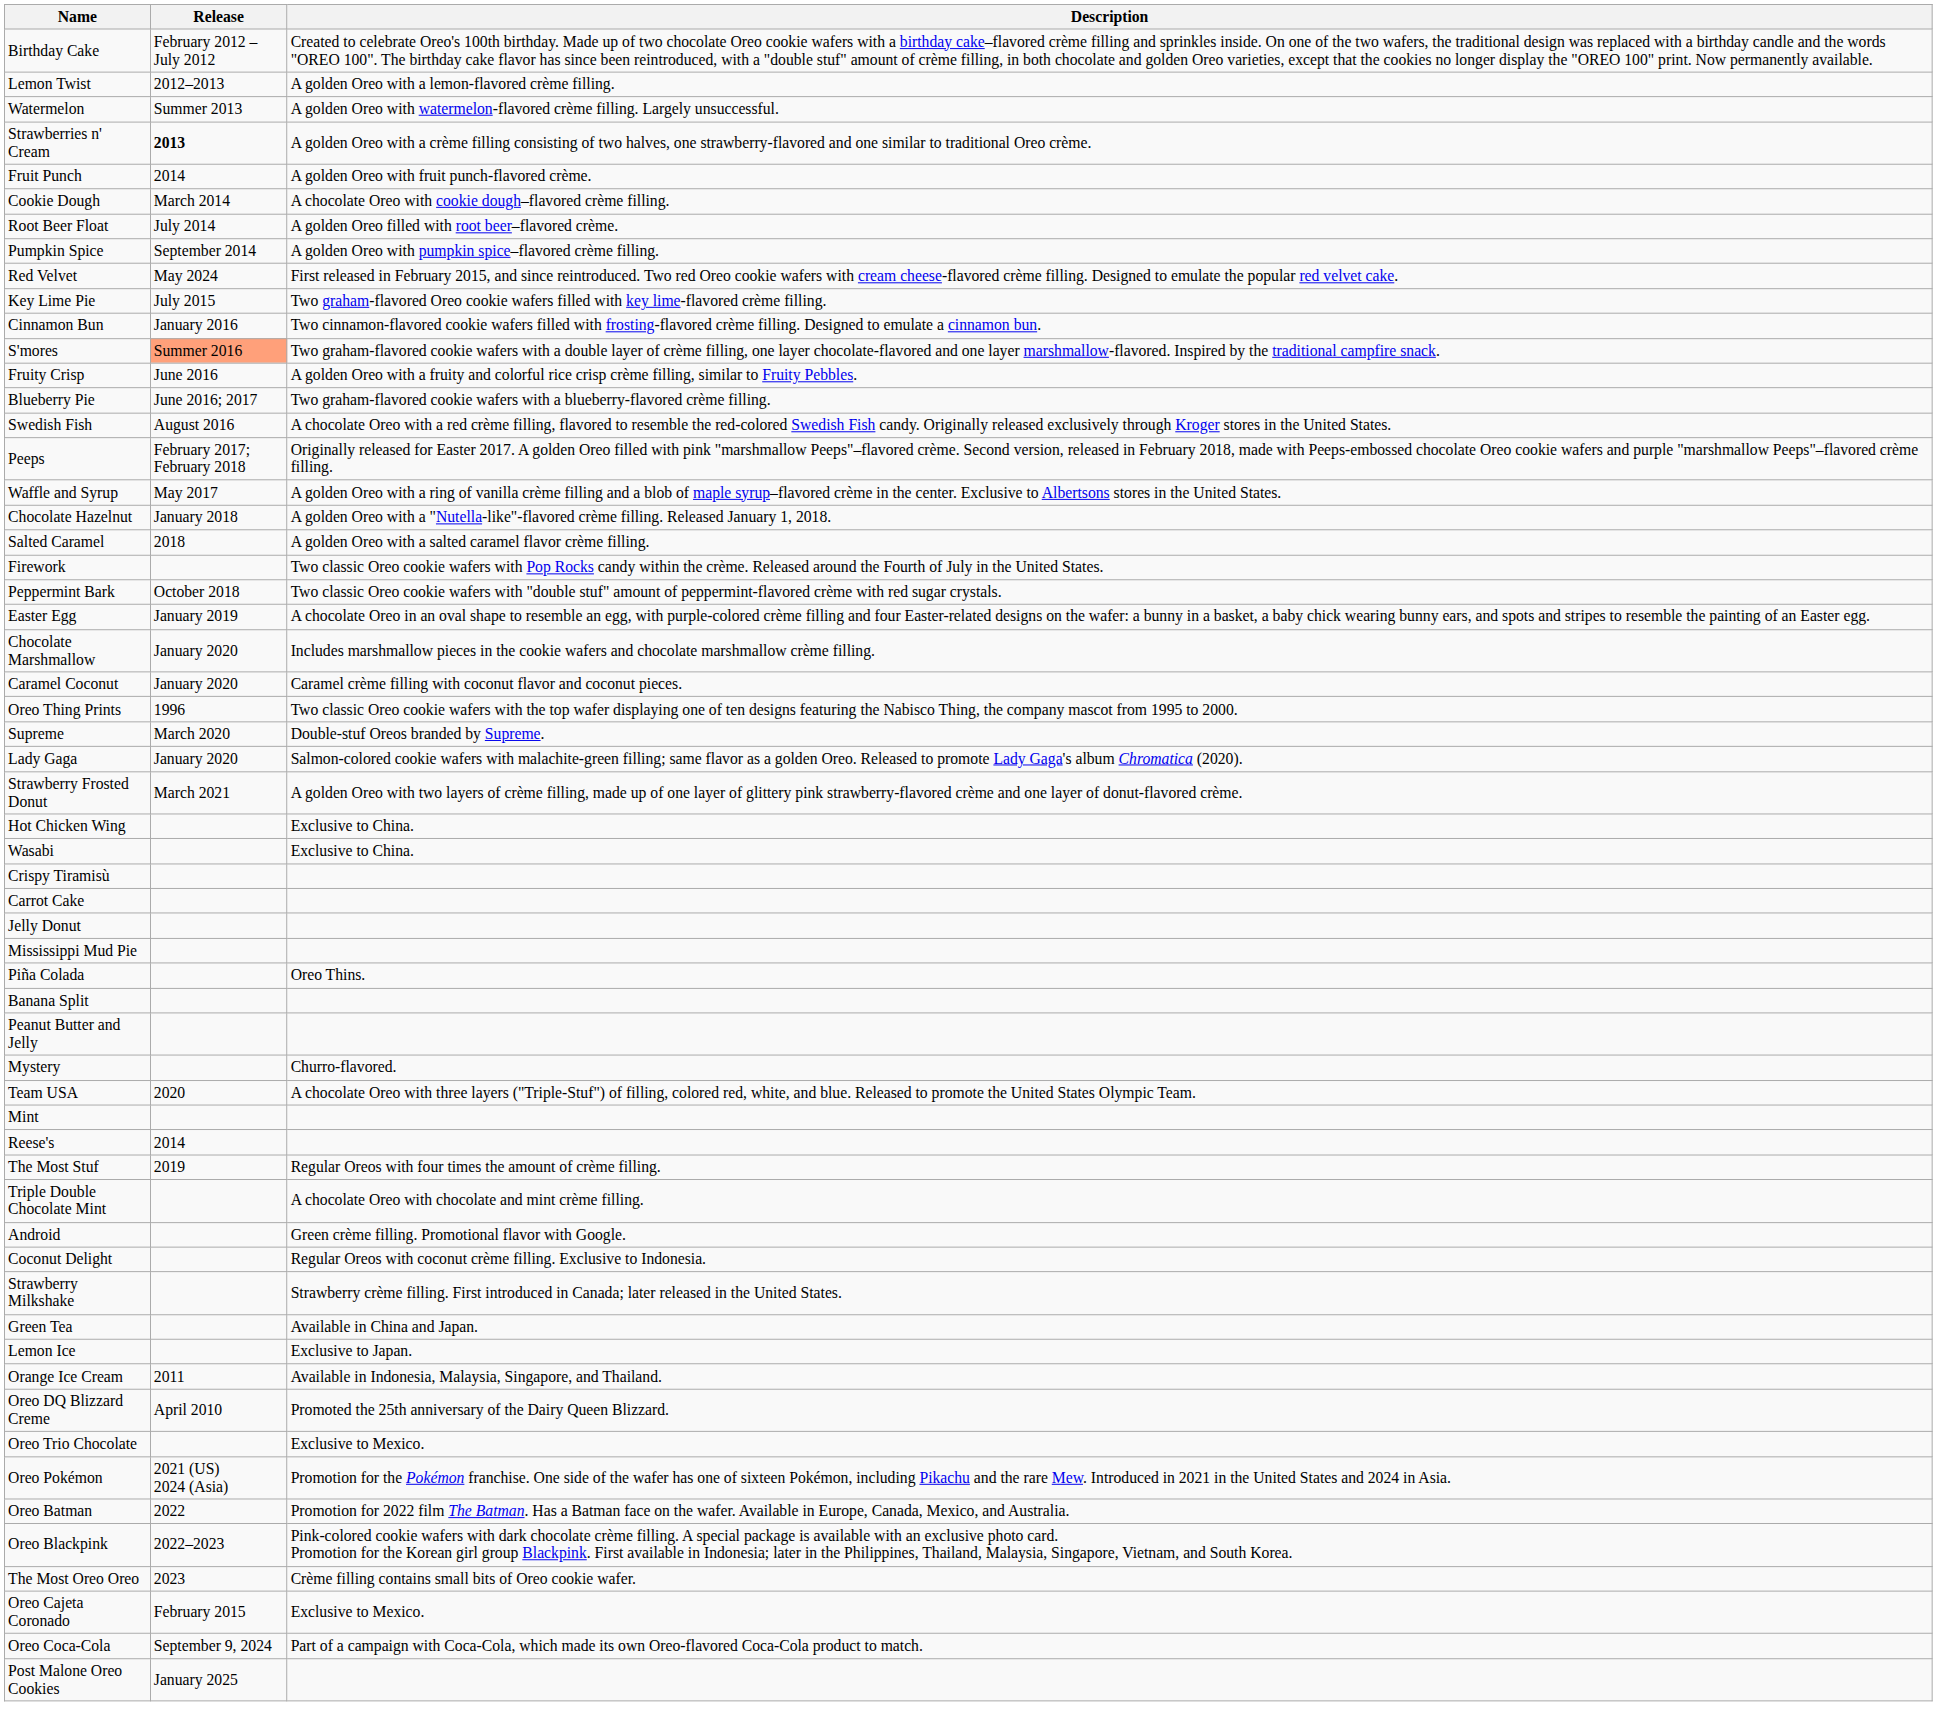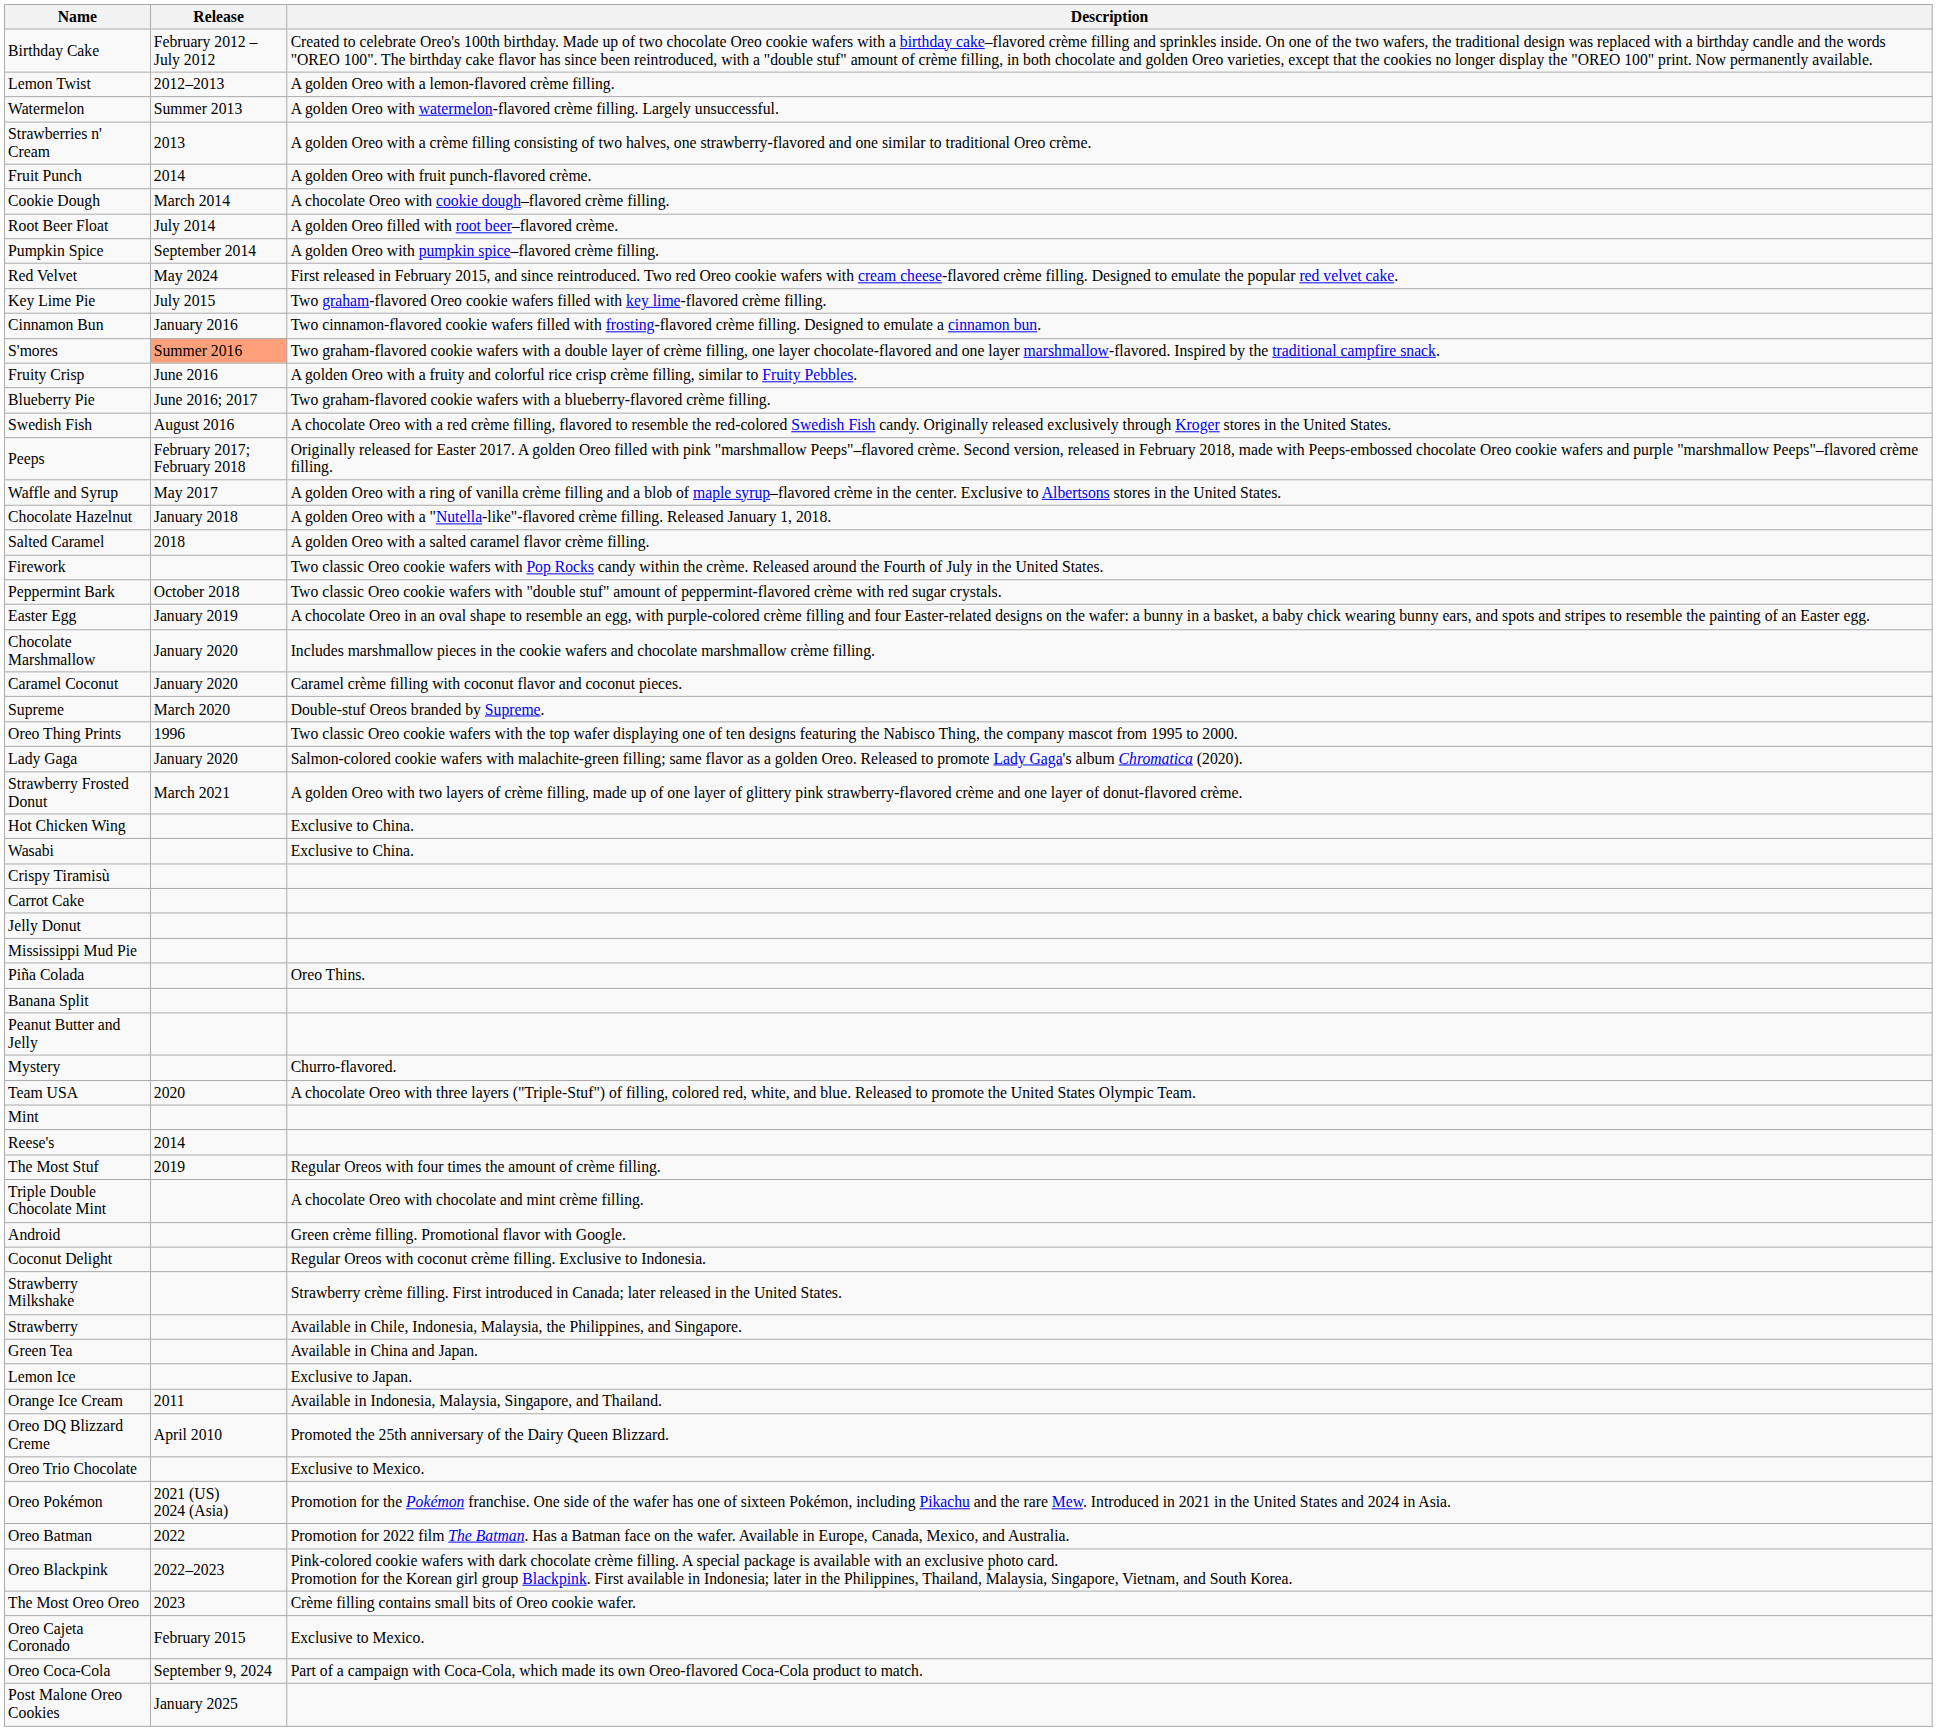(169, 142) bold -> (169, 142) normal
rows swapped: (36, 734) <-> (65, 709)
+ row: (43, 1326)
